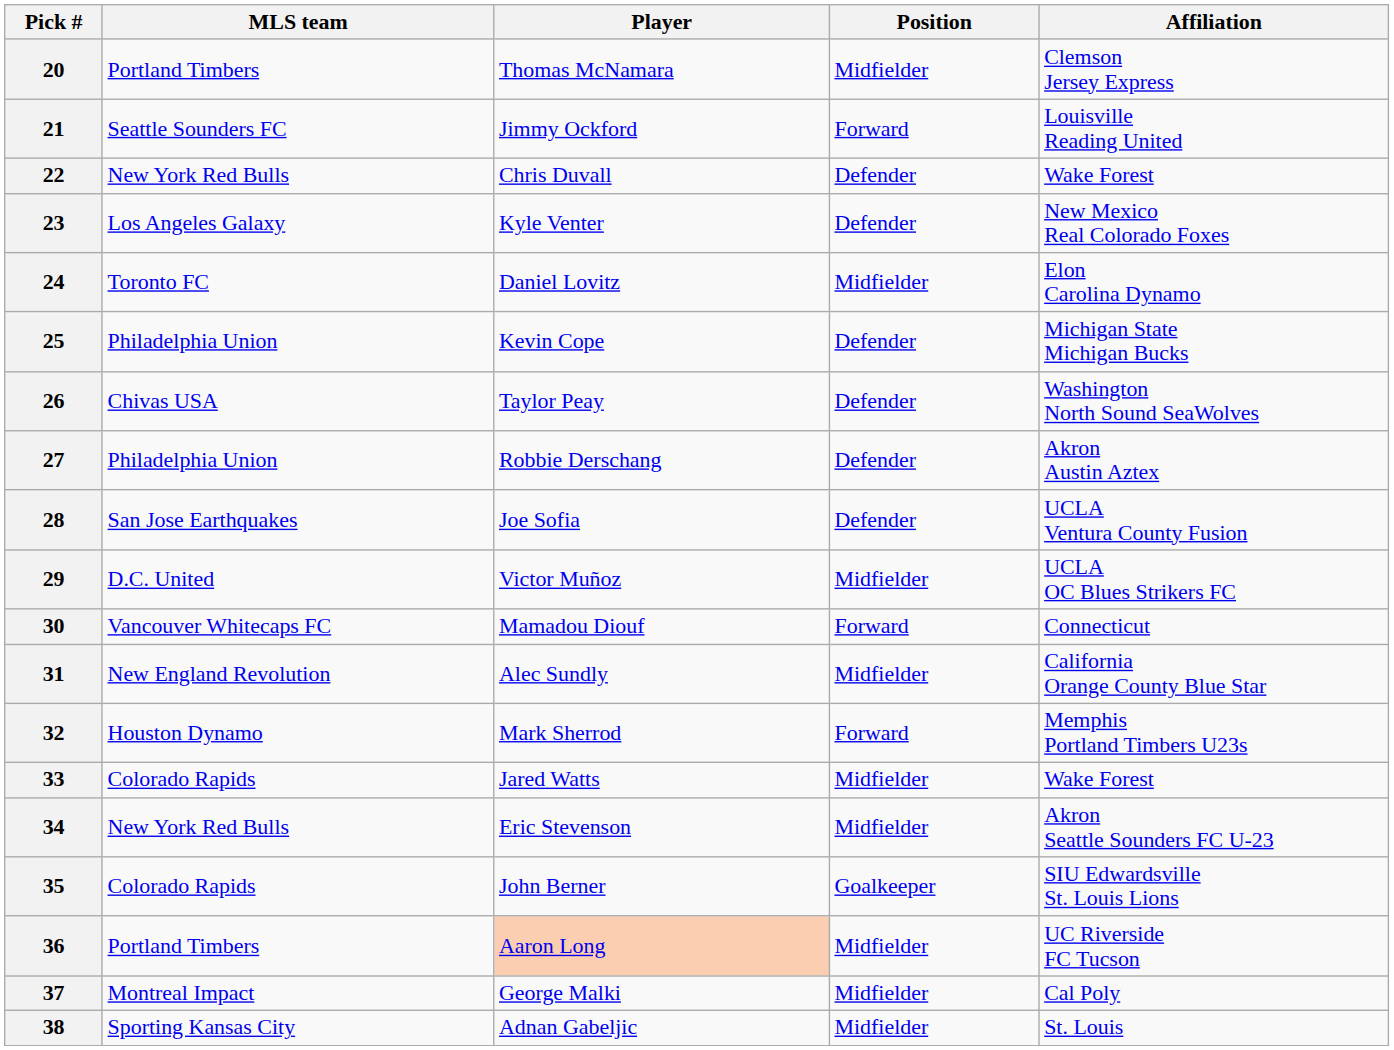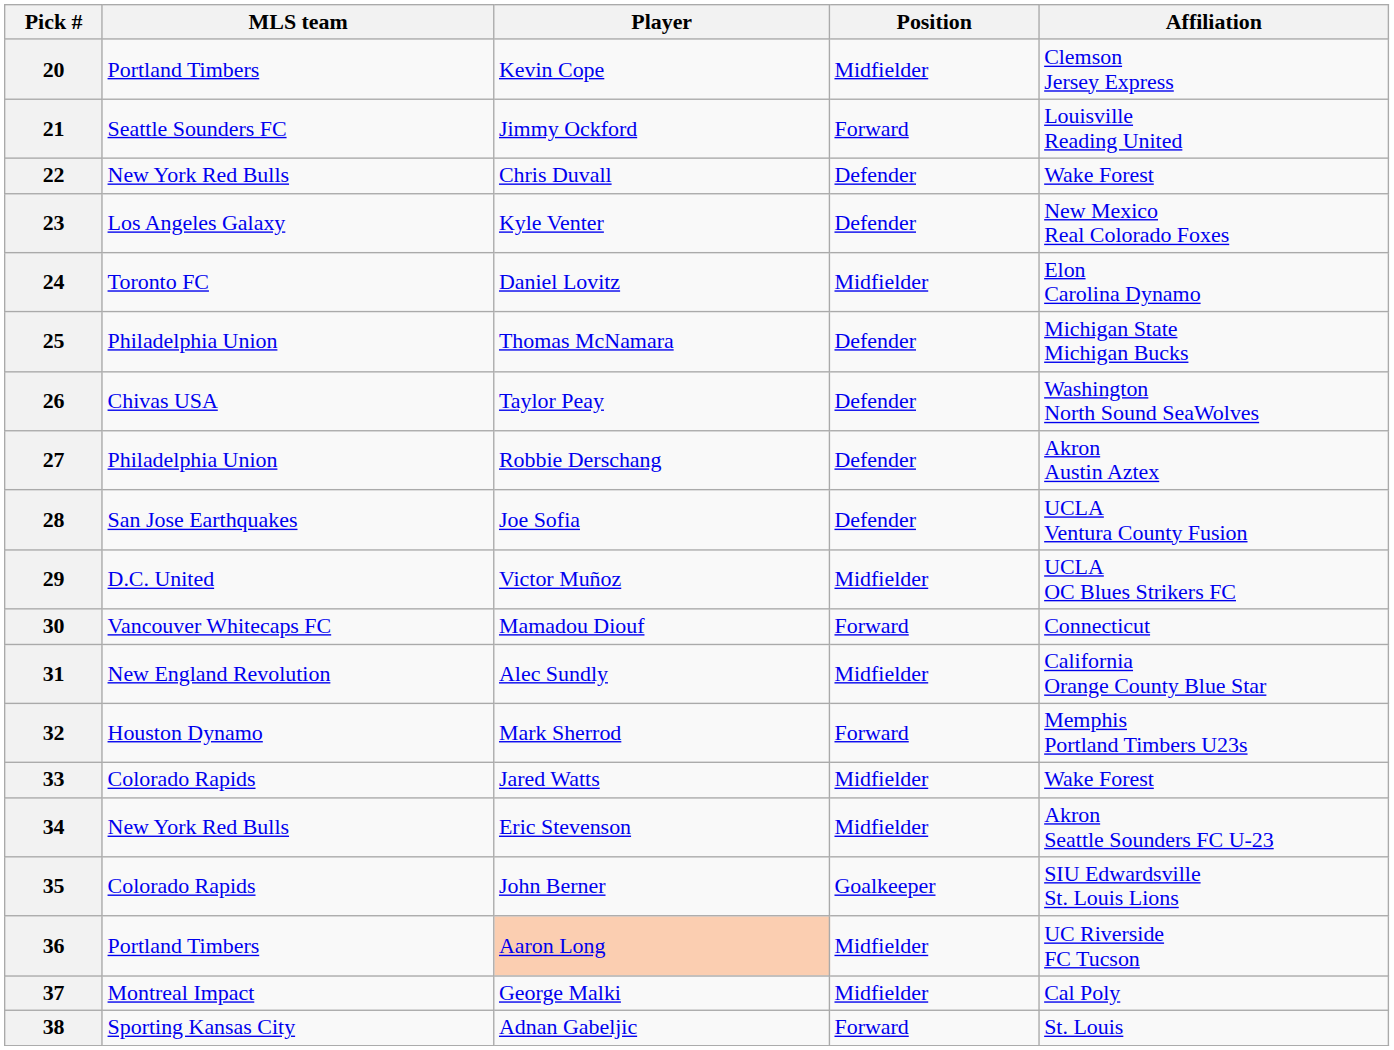(586, 68) Thomas McNamara -> (552, 68) Kevin Cope
(552, 341) Kevin Cope -> (586, 341) Thomas McNamara
(881, 1027) Midfielder -> (872, 1027) Forward
